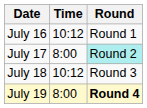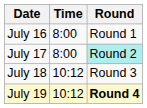(68, 34) 10:12 -> (65, 34) 8:00
(65, 93) 8:00 -> (68, 93) 10:12
